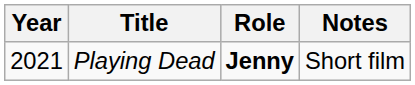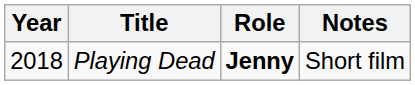(37, 60) 2021 -> (37, 60) 2018
